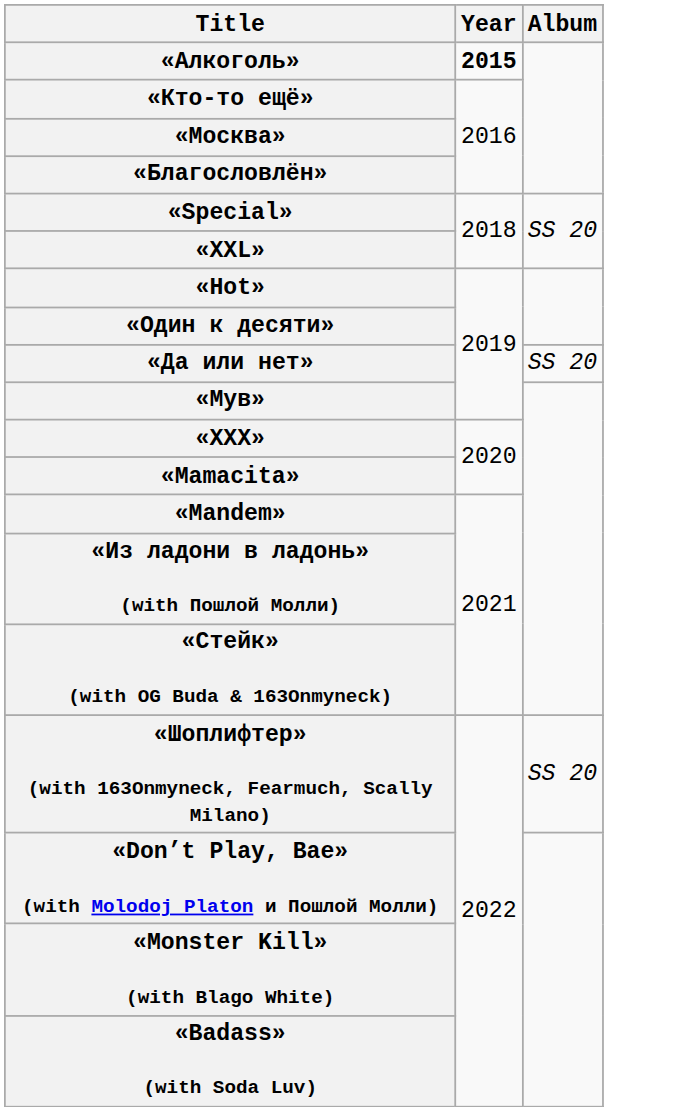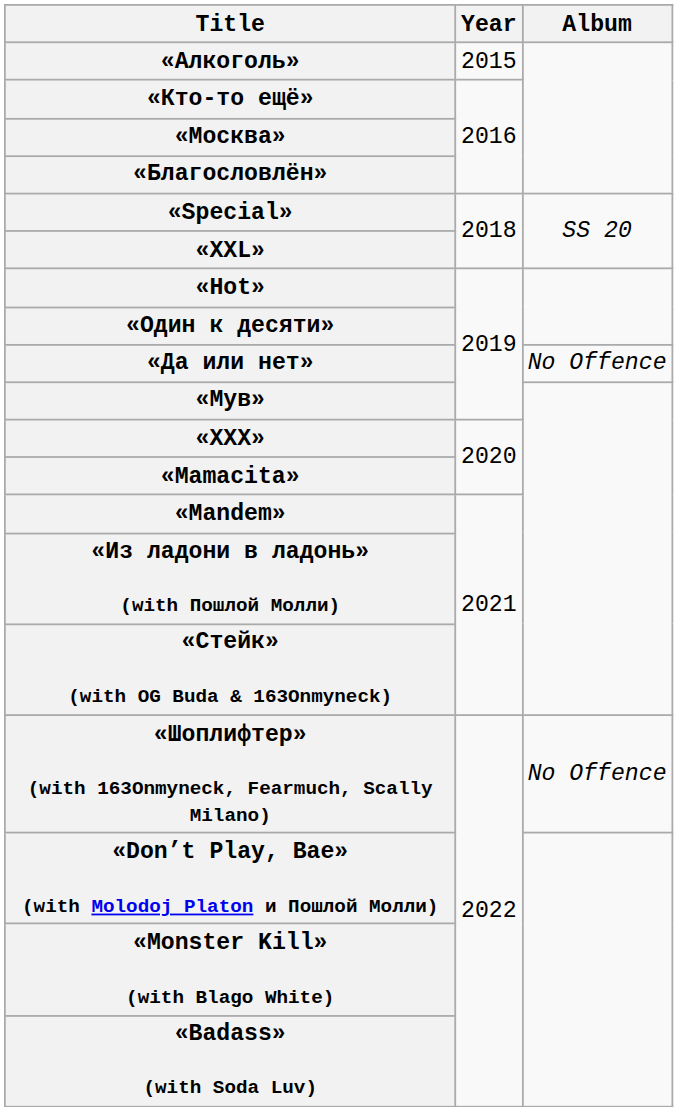(489, 61) bold -> (489, 61) normal
(562, 363) SS 20 -> (597, 363) No Offence
(562, 774) SS 20 -> (597, 774) No Offence
